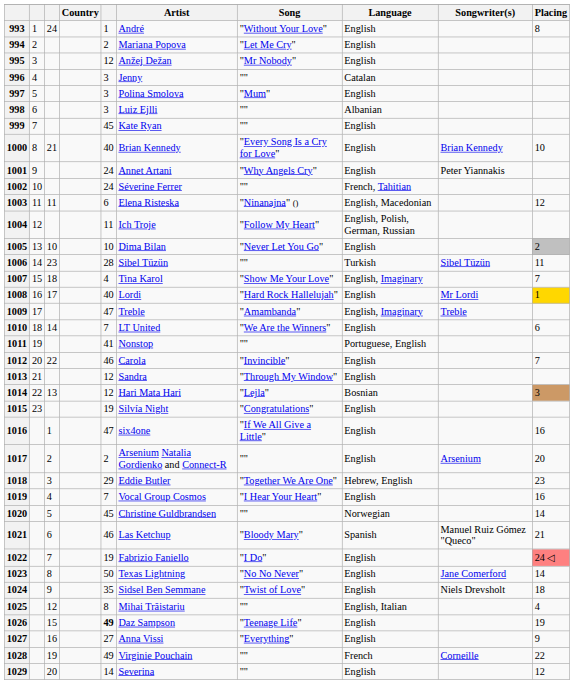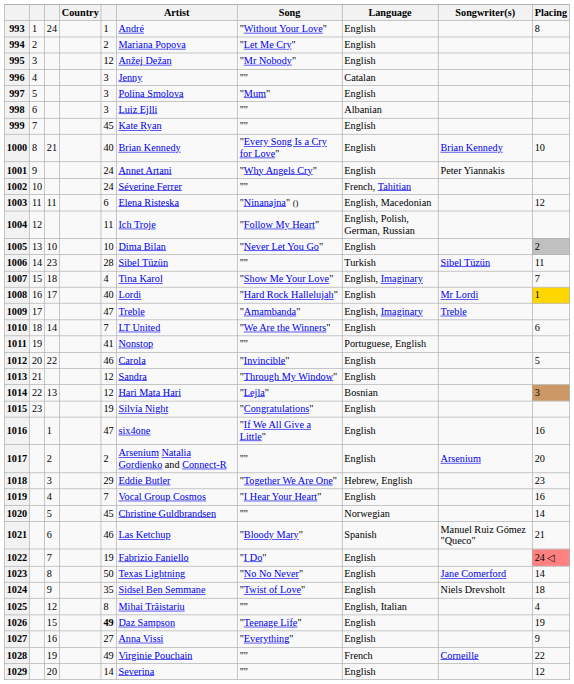(537, 360) 7 -> (537, 360) 5
